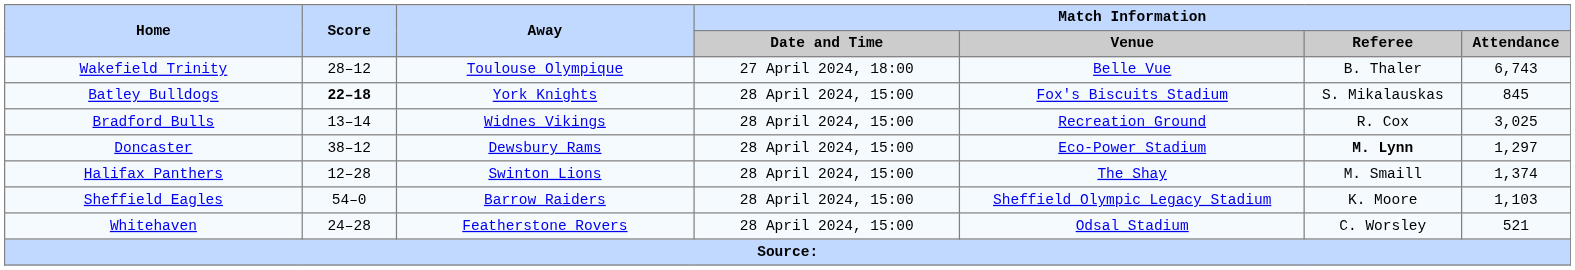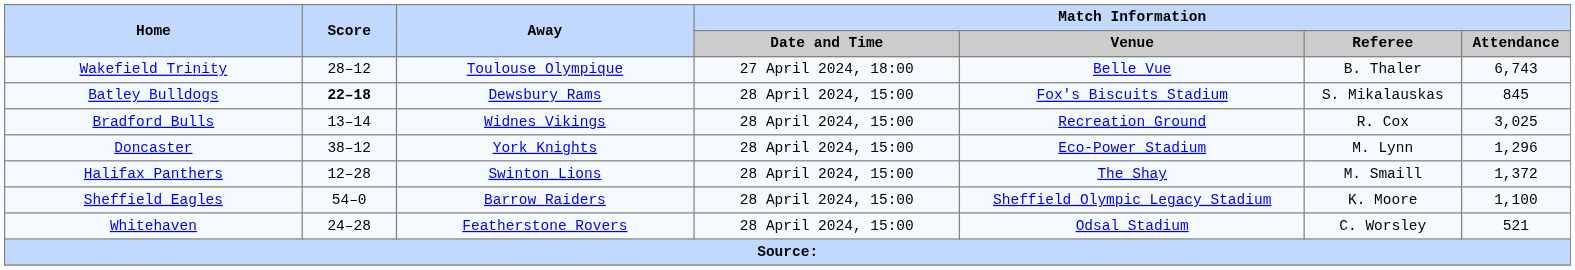(545, 96) York Knights -> (545, 96) Dewsbury Rams
(545, 148) Dewsbury Rams -> (545, 148) York Knights
(1383, 148) bold -> (1383, 148) normal
(1516, 148) 1,297 -> (1516, 148) 1,296
(1516, 174) 1,374 -> (1516, 174) 1,372
(1516, 200) 1,103 -> (1516, 200) 1,100
